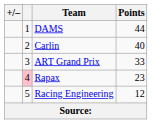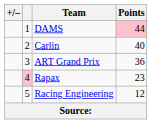(140, 28) no background -> (140, 28) pink background
(140, 61) 33 -> (140, 61) 36
